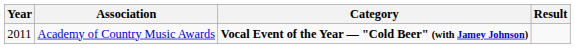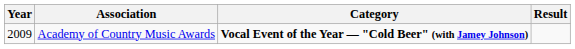(19, 33) 2011 -> (20, 33) 2009
